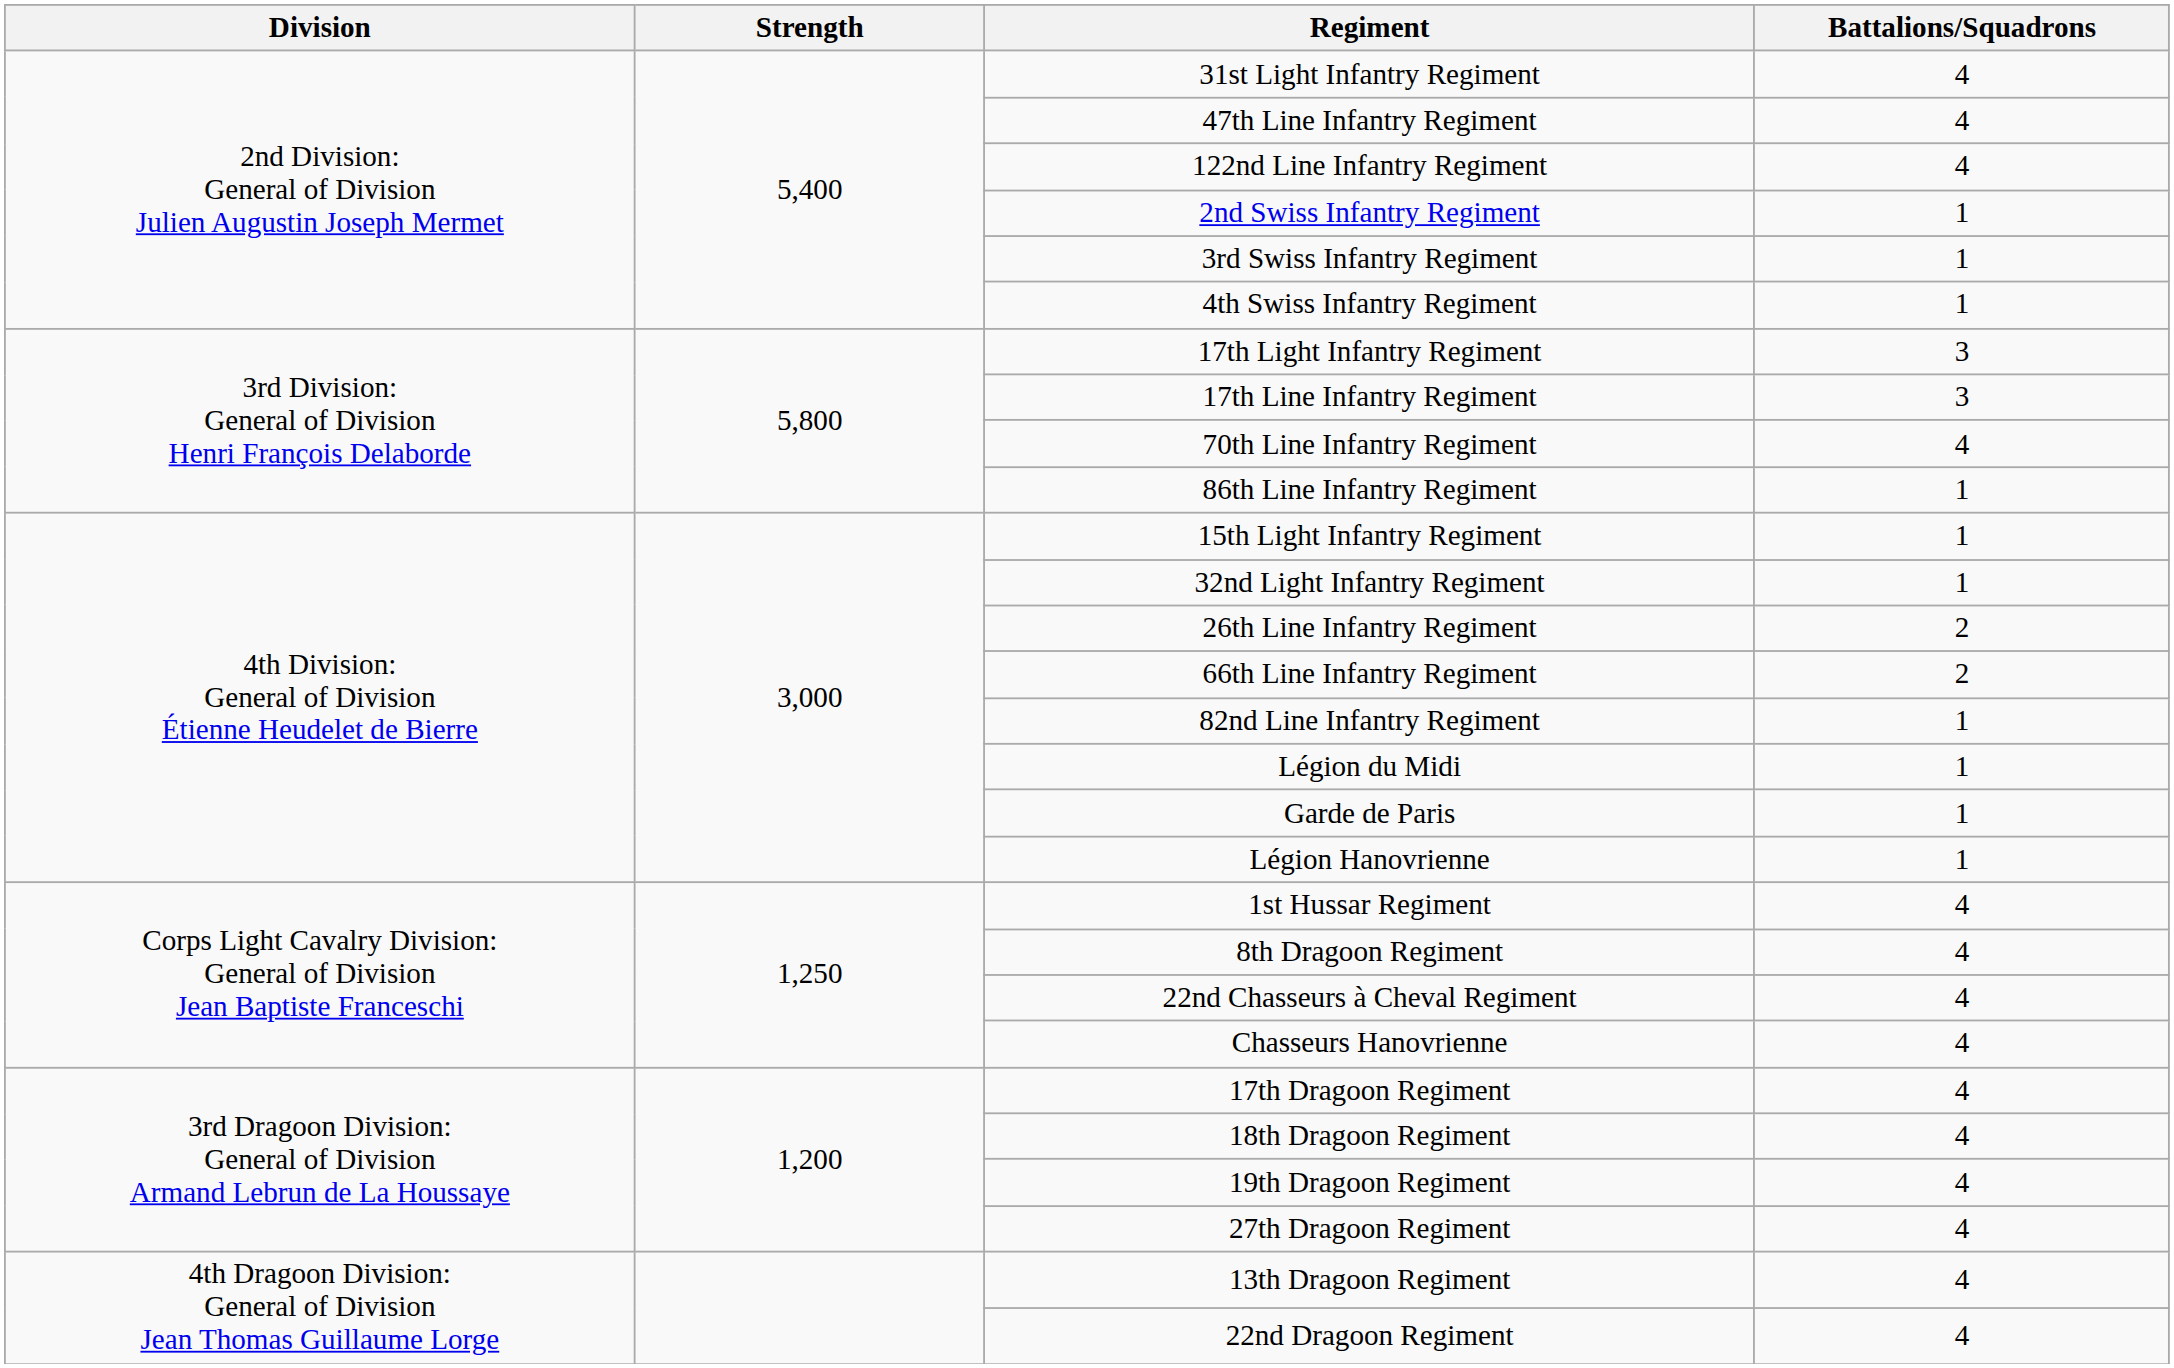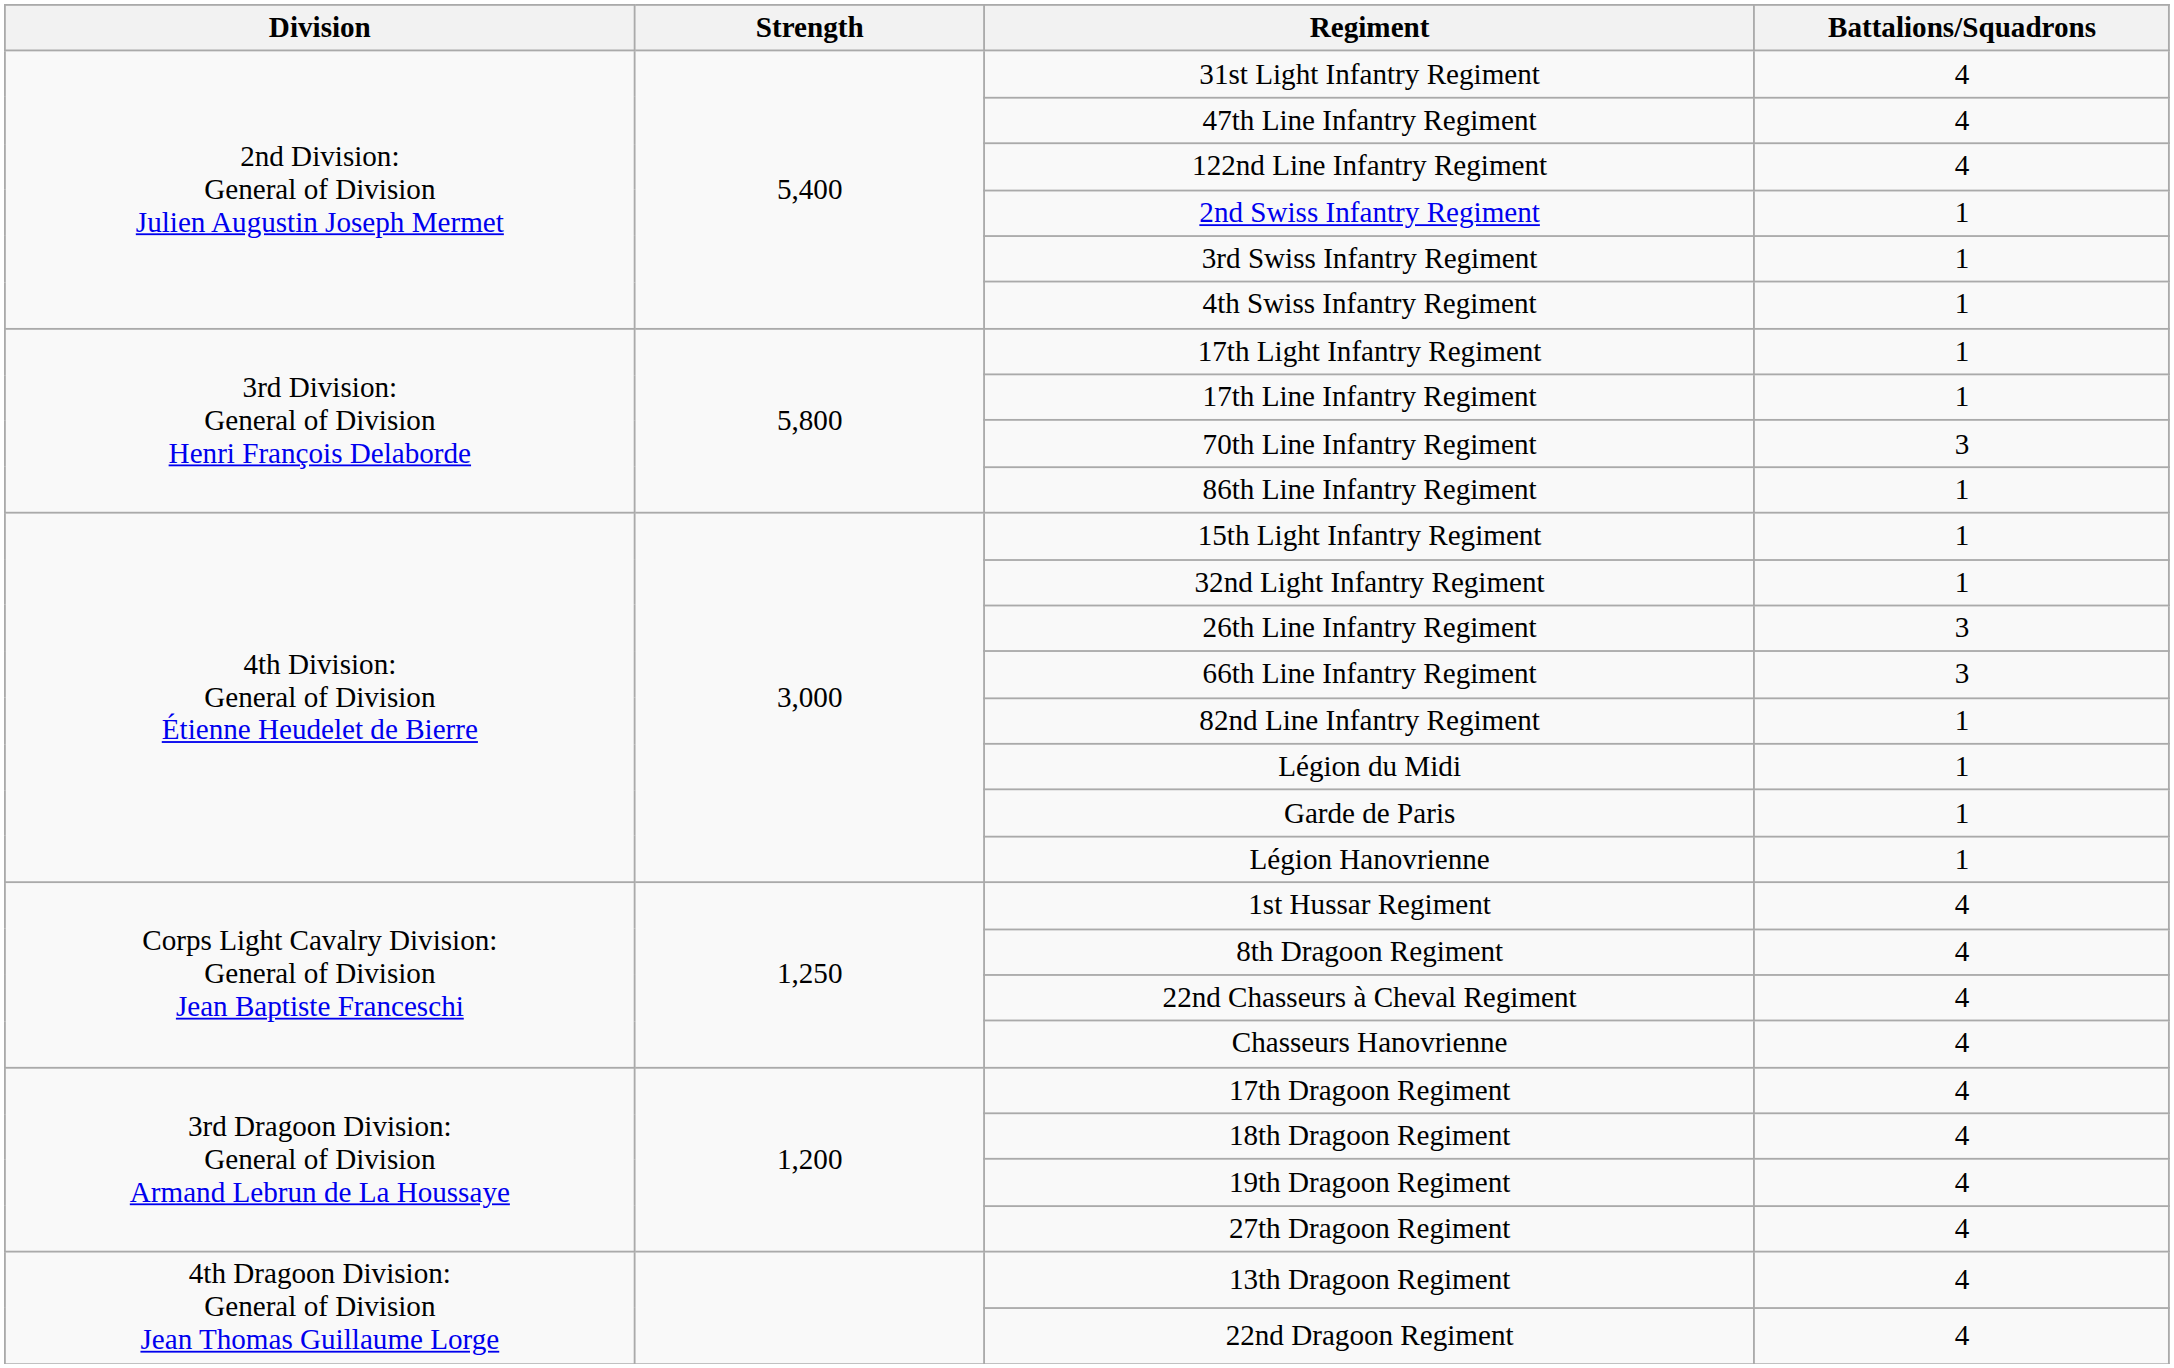(1962, 350) 3 -> (1962, 350) 1
(1962, 397) 3 -> (1962, 397) 1
(1962, 443) 4 -> (1962, 443) 3
(1962, 627) 2 -> (1962, 627) 3
(1962, 674) 2 -> (1962, 674) 3
